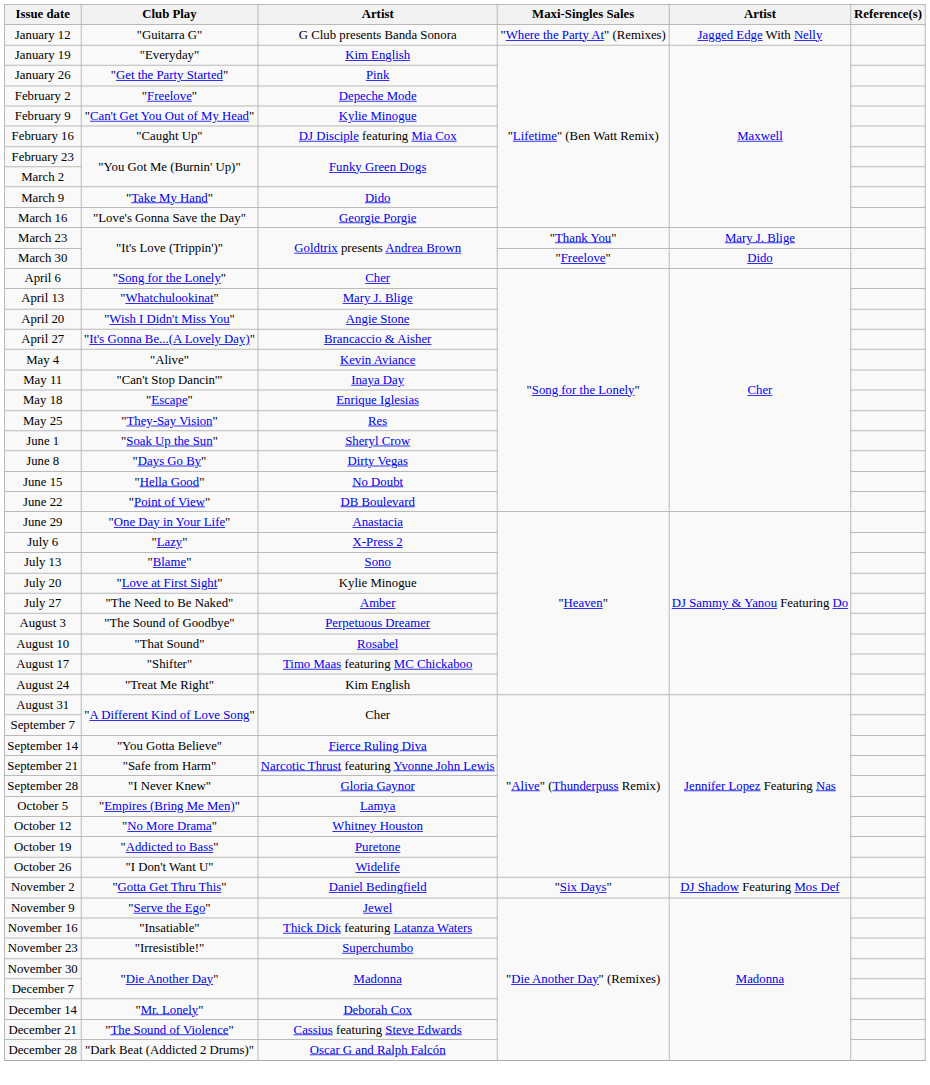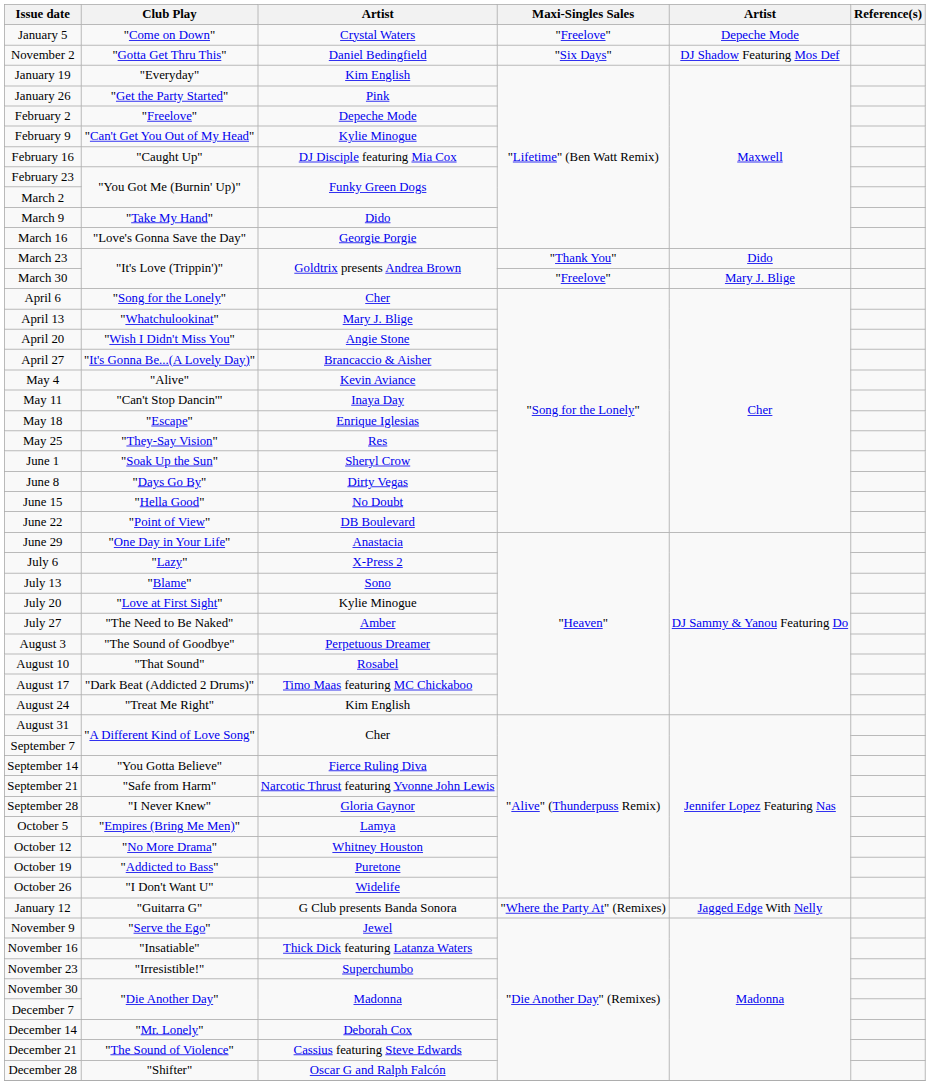+ row: (43, 34)
rows swapped: (43, 34) <-> (43, 887)
(760, 237) Mary J. Blige -> (760, 258) Dido
(760, 258) Dido -> (760, 278) Mary J. Blige
(169, 664) "Shifter" -> (169, 684) "Dark Beat (Addicted 2 Drums)"
(169, 1049) "Dark Beat (Addicted 2 Drums)" -> (169, 1070) "Shifter"
